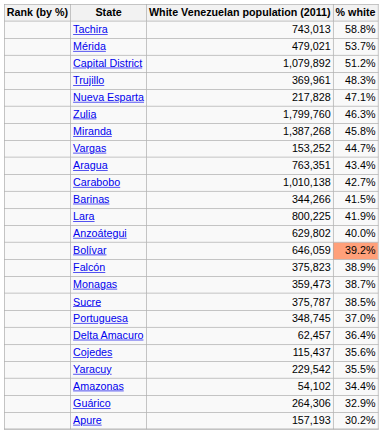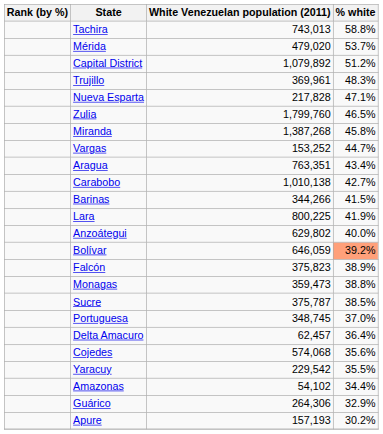(311, 47) 479,021 -> (311, 47) 479,020
(360, 115) 46.3% -> (360, 115) 46.5%
(360, 285) 38.7% -> (360, 285) 38.8%
(312, 353) 115,437 -> (311, 353) 574,068
